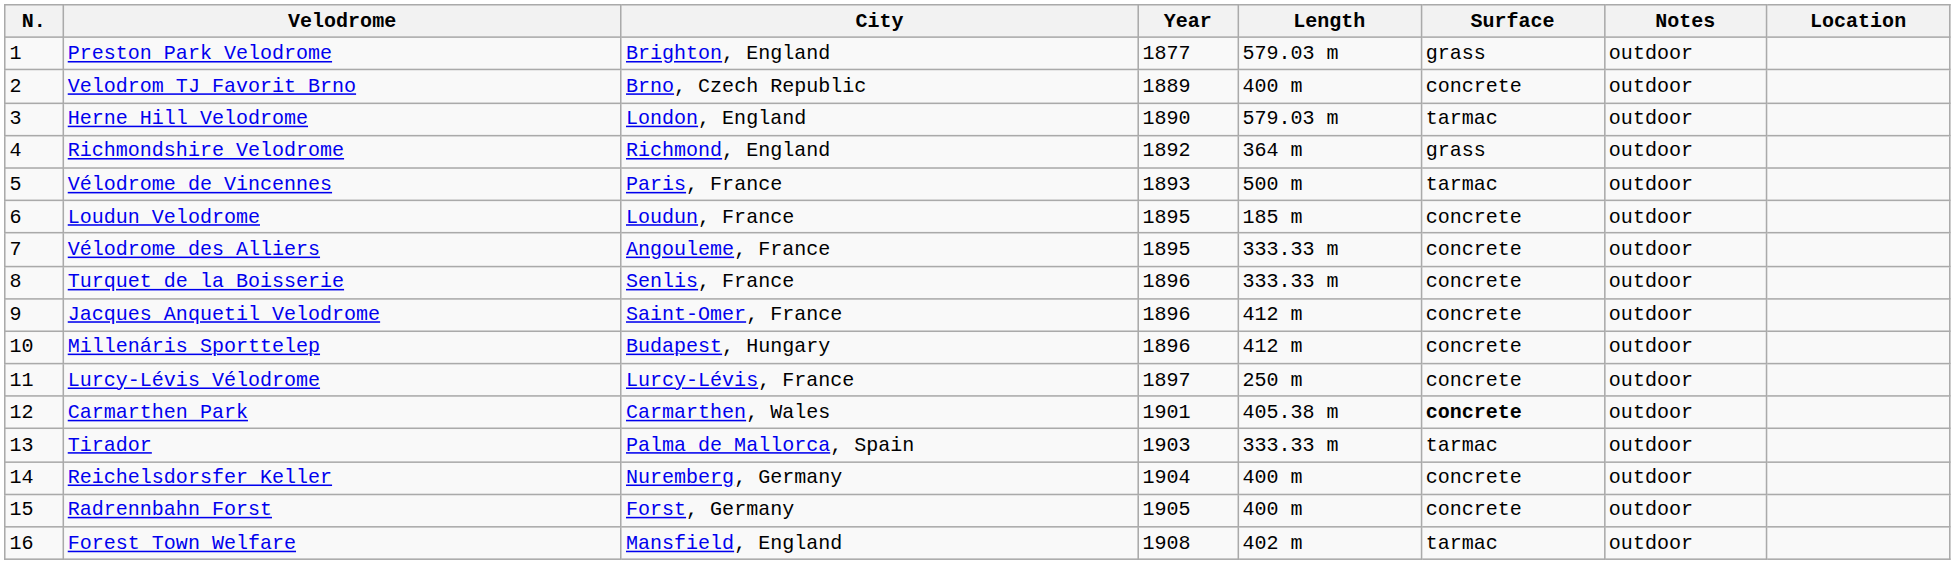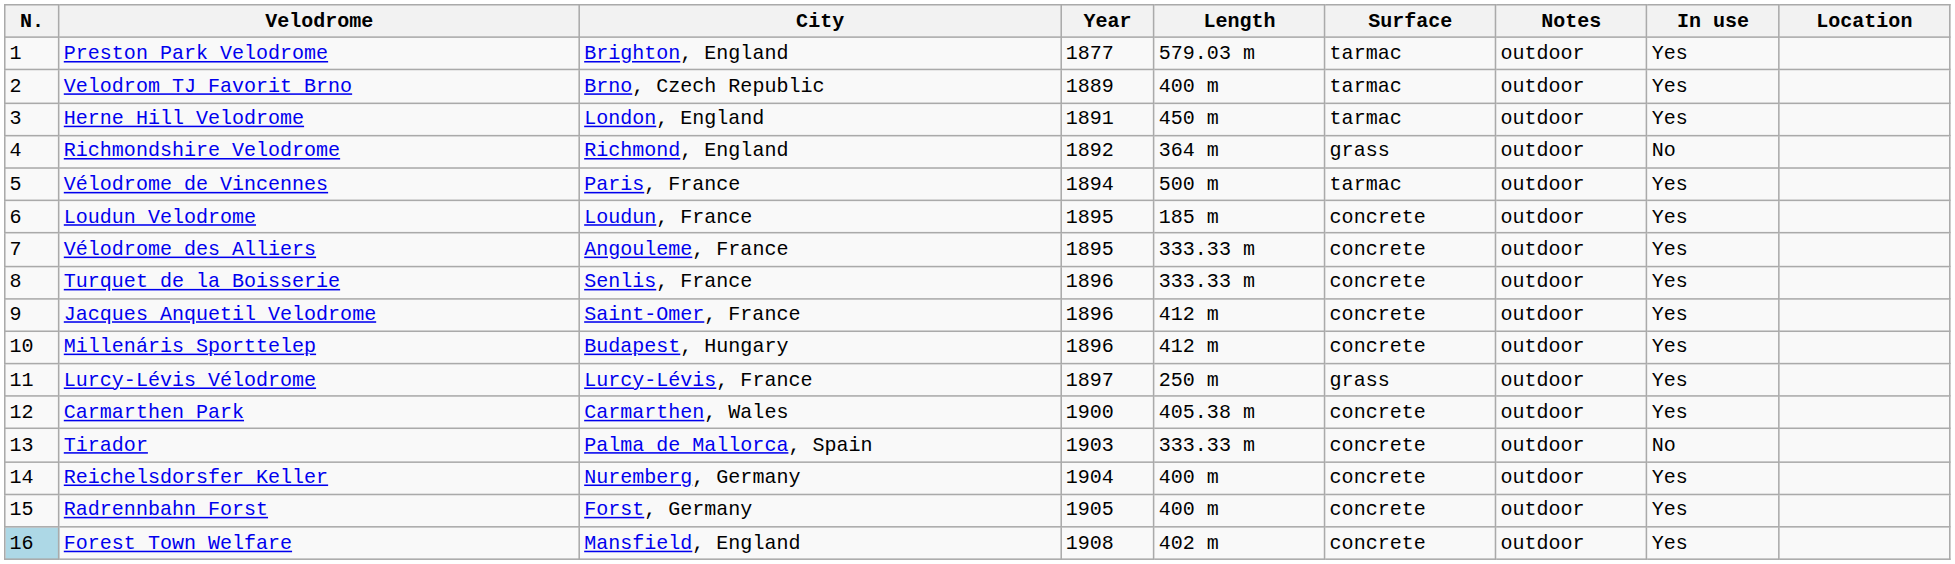+ column: (1713, 21)
(1456, 54) grass -> (1366, 54) tarmac
(1474, 86) concrete -> (1366, 86) tarmac
(1167, 119) 1890 -> (1090, 119) 1891
(1290, 119) 579.03 m -> (1189, 119) 450 m
(1167, 184) 1893 -> (1090, 184) 1894
(1474, 380) concrete -> (1360, 380) grass
(1167, 413) 1901 -> (1090, 413) 1900
(1474, 413) bold -> (1378, 413) normal
(1462, 445) tarmac -> (1378, 445) concrete
(22, 543) no background -> (22, 543) lightblue background
(1462, 543) tarmac -> (1378, 543) concrete
